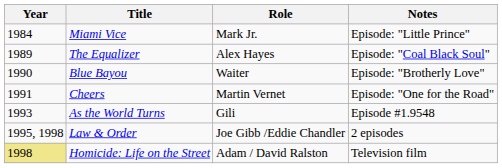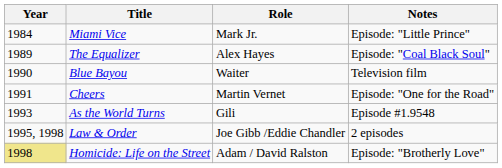(418, 73) Episode: "Brotherly Love" -> (389, 73) Television film
(389, 152) Television film -> (418, 152) Episode: "Brotherly Love"
